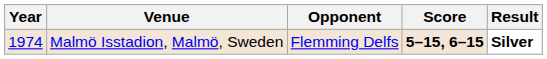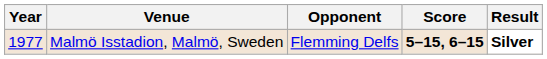(25, 42) 1974 -> (25, 42) 1977
